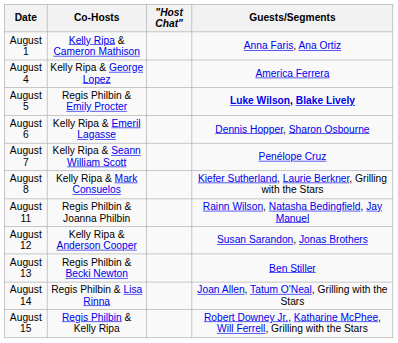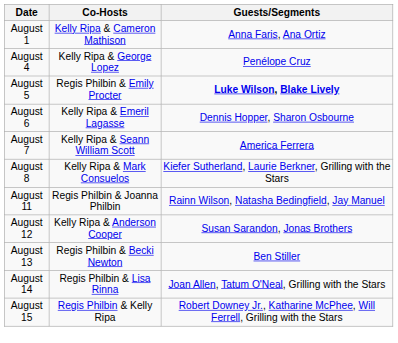- column: (169, 18)
(292, 73) America Ferrera -> (277, 62) Penélope Cruz
(292, 157) Penélope Cruz -> (277, 145) America Ferrera
